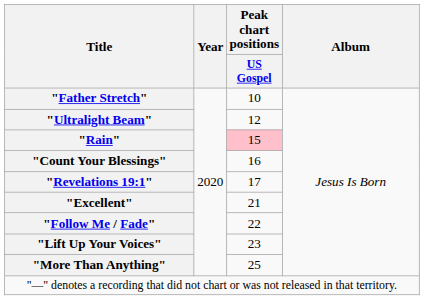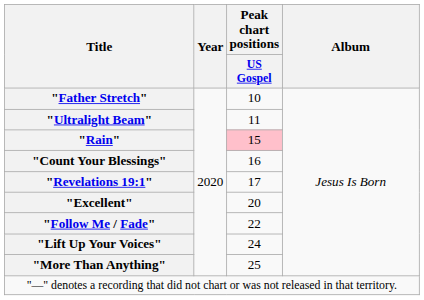(254, 119) 12 -> (254, 119) 11
(254, 202) 21 -> (254, 202) 20
(254, 244) 23 -> (254, 244) 24
